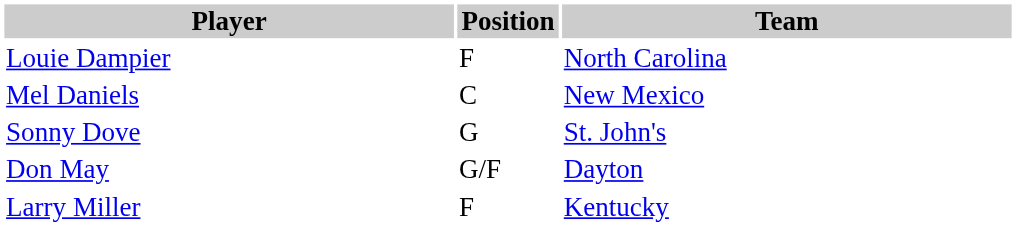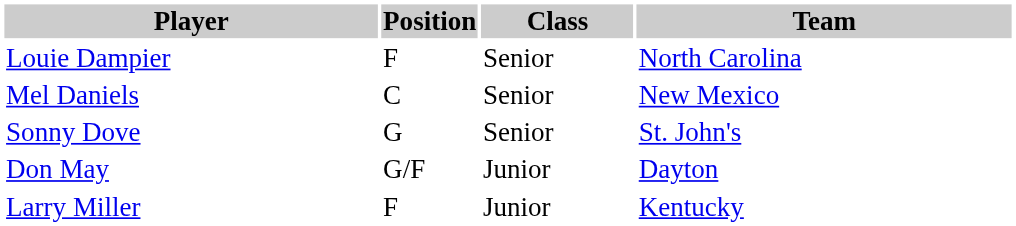+ column: (557, 20)
